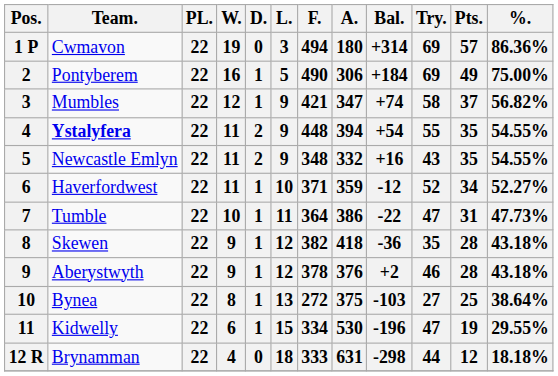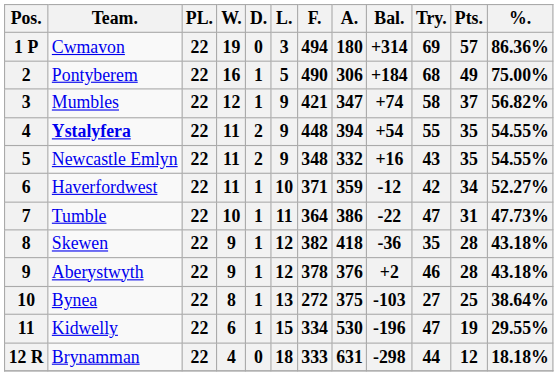(431, 74) 69 -> (431, 74) 68
(431, 187) 52 -> (431, 187) 42
